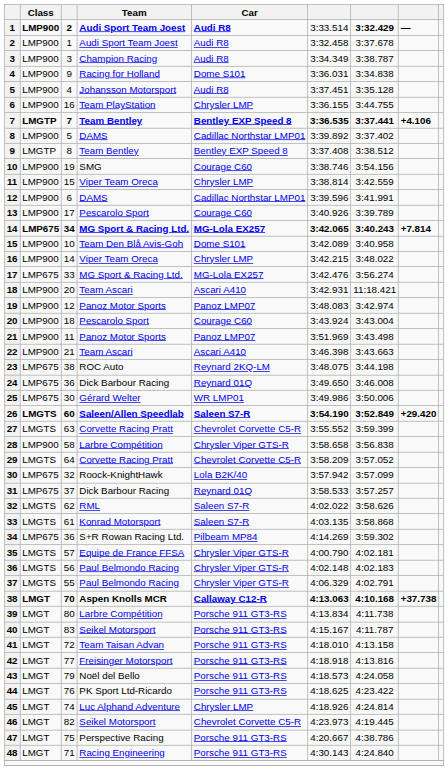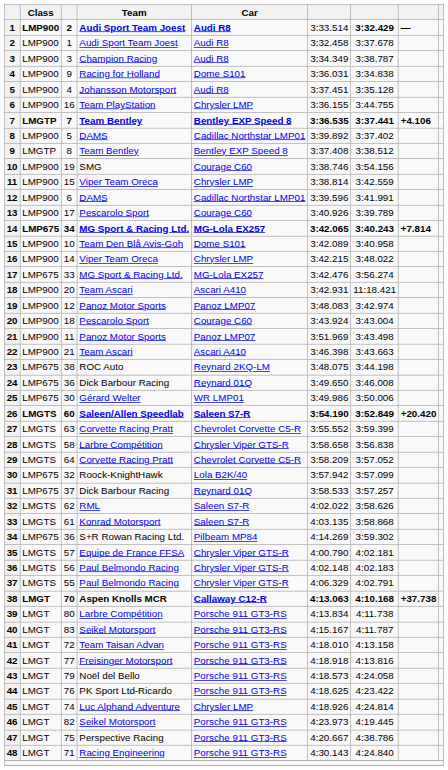(419, 413) +29.420 -> (419, 413) +20.420
(40, 444) LMP900 -> (39, 444) LMGTS
(247, 722) Chevrolet Corvette C5-R -> (240, 722) Porsche 911 GT3-RS
